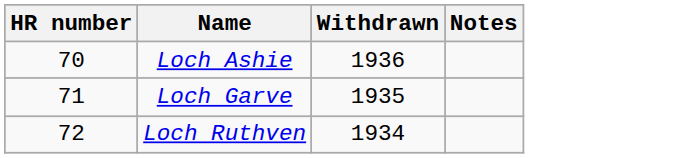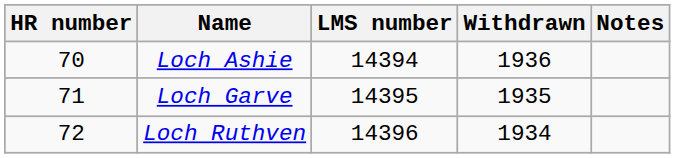+ column: (385, 23)
